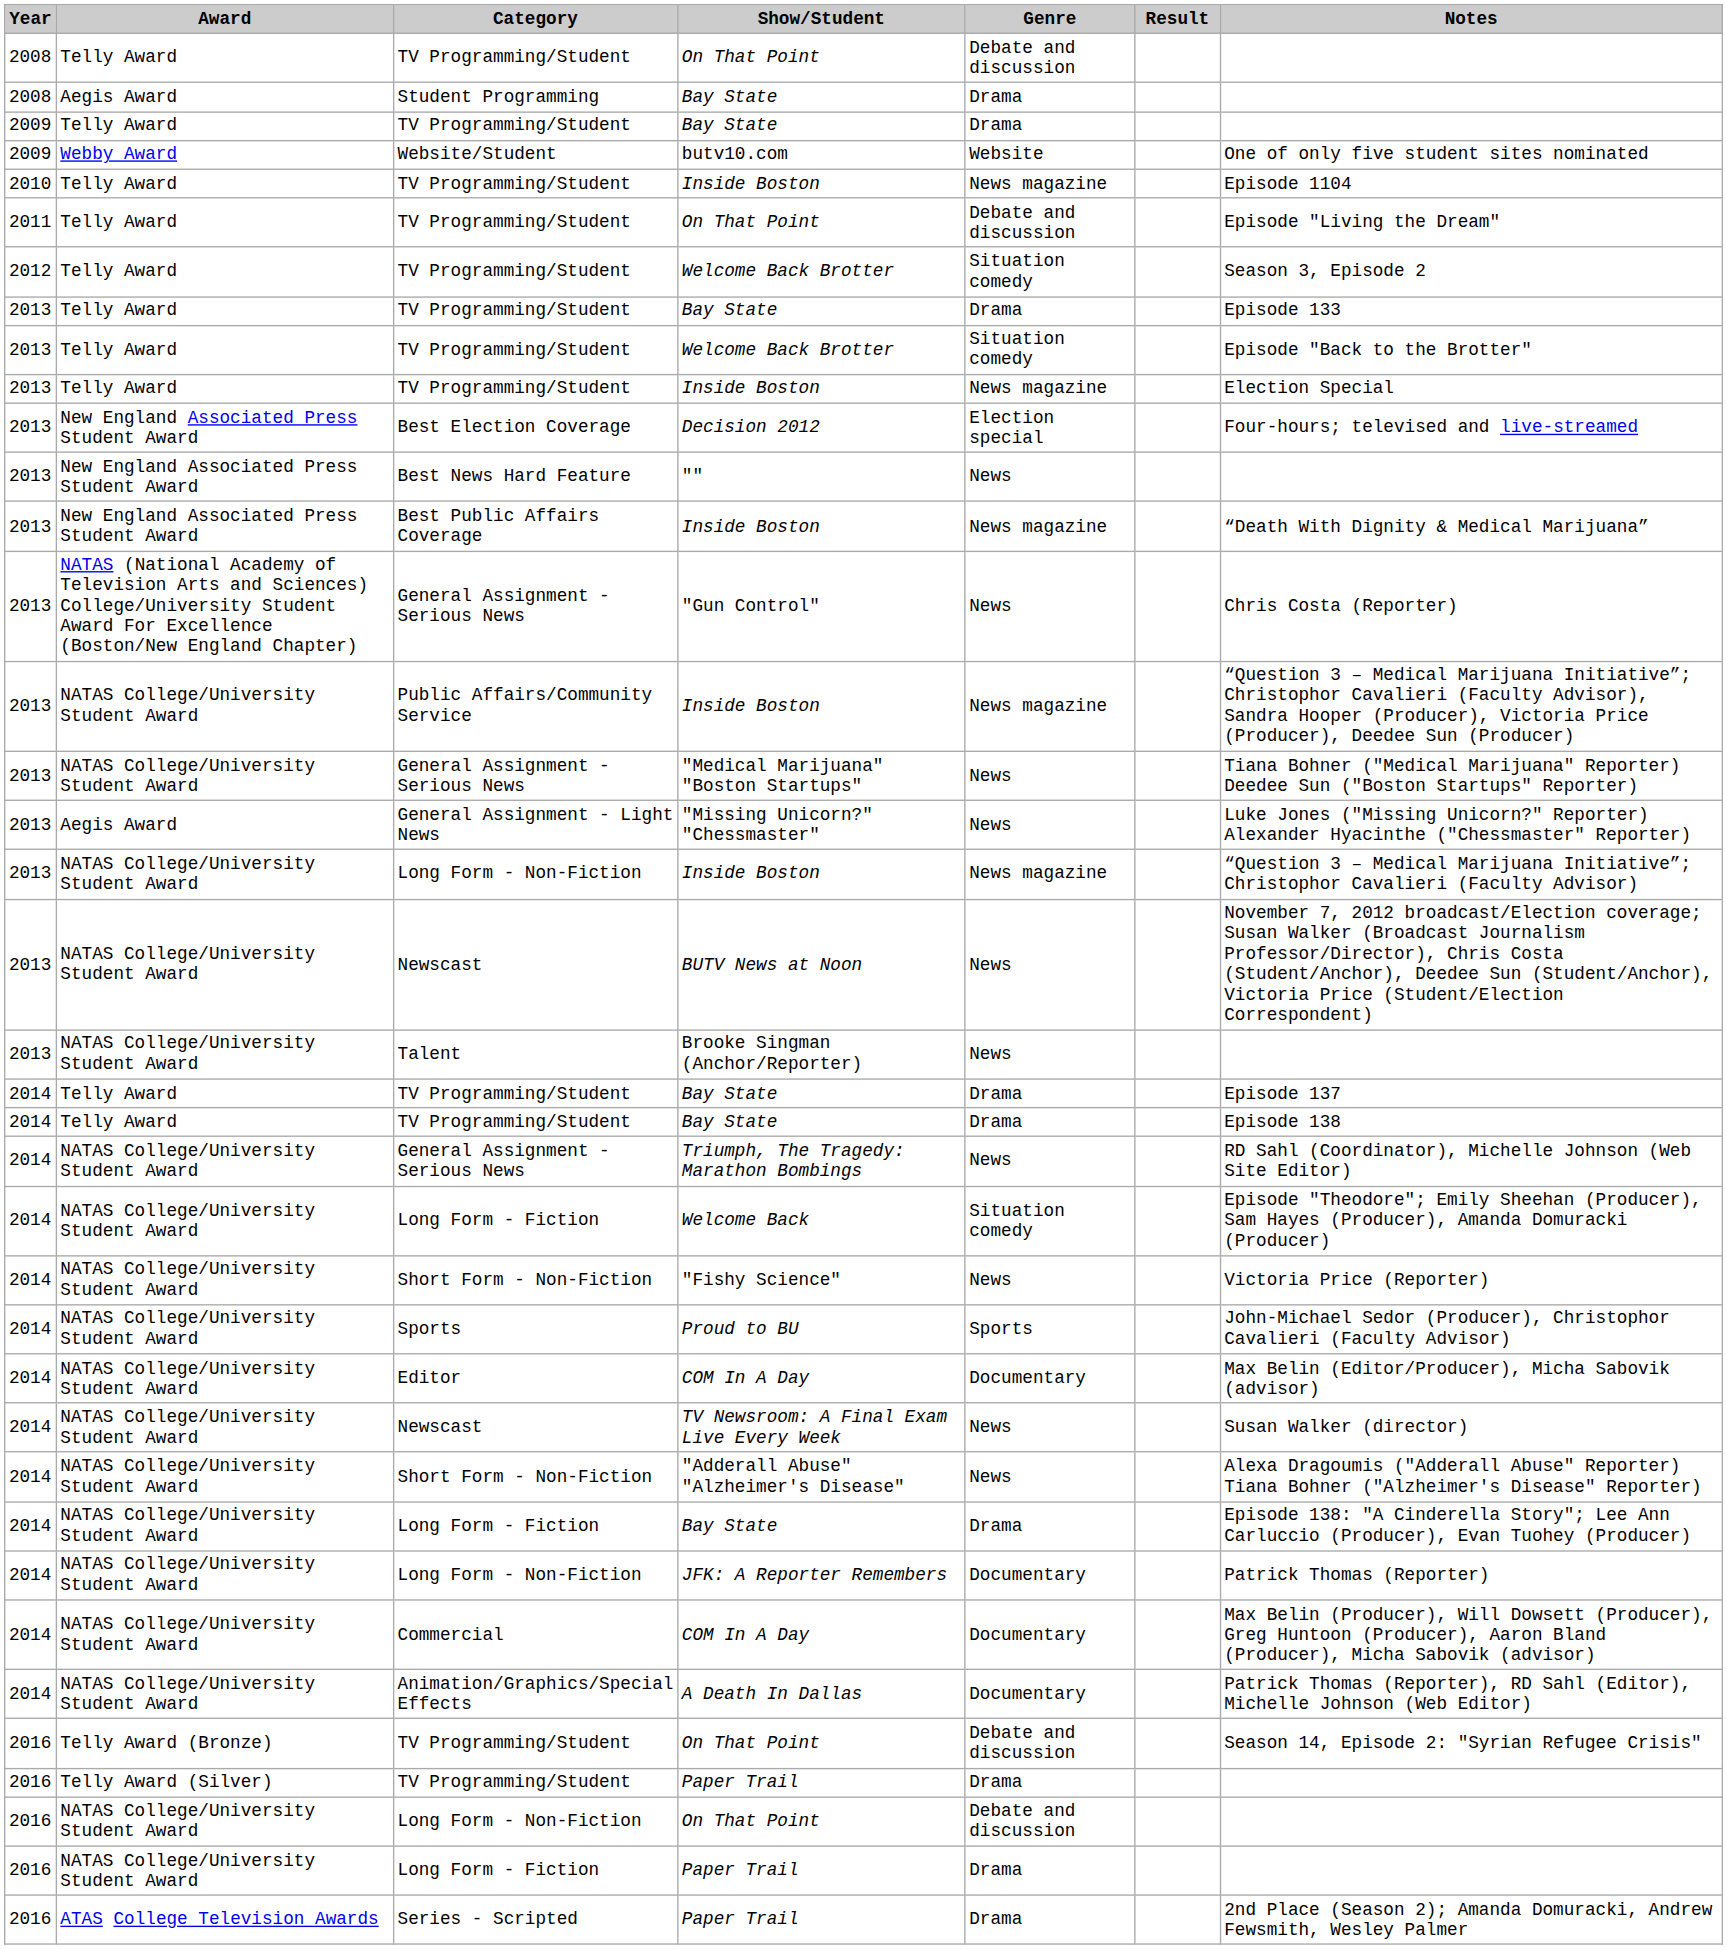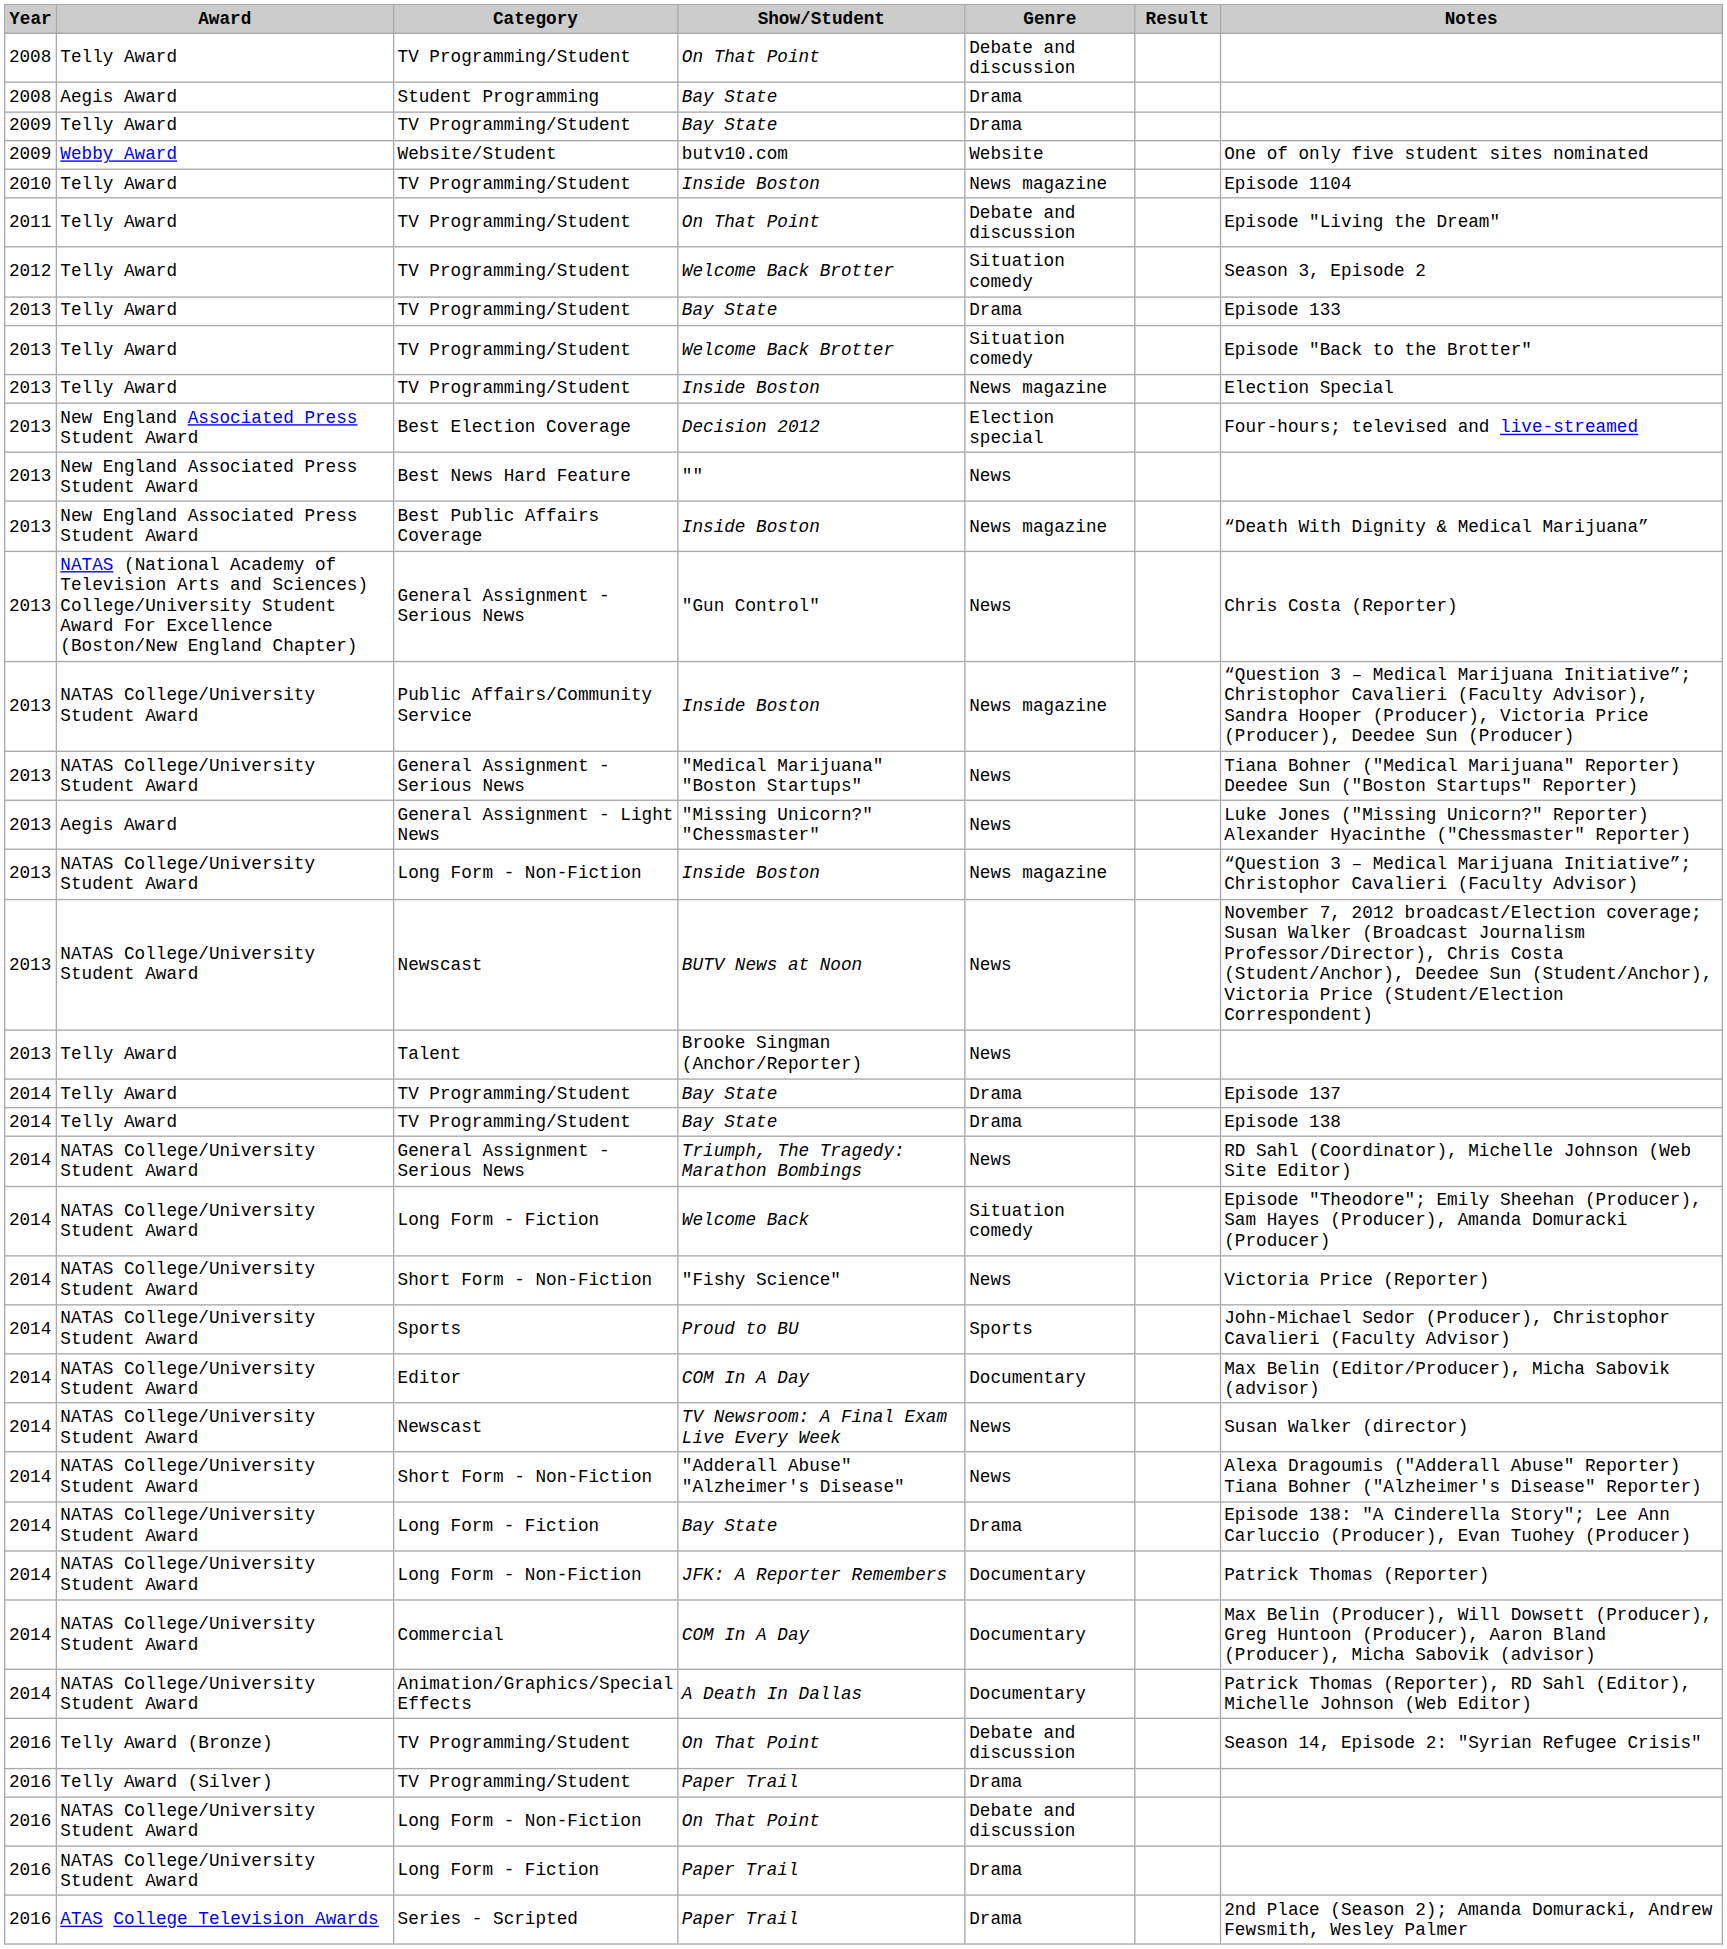(188, 1054) NATAS College/University Student Award -> (119, 1054) Telly Award
